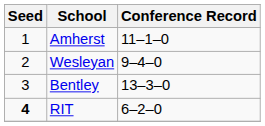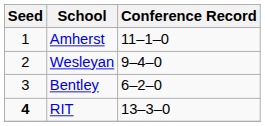(146, 86) 13–3–0 -> (141, 86) 6–2–0
(141, 109) 6–2–0 -> (146, 109) 13–3–0
